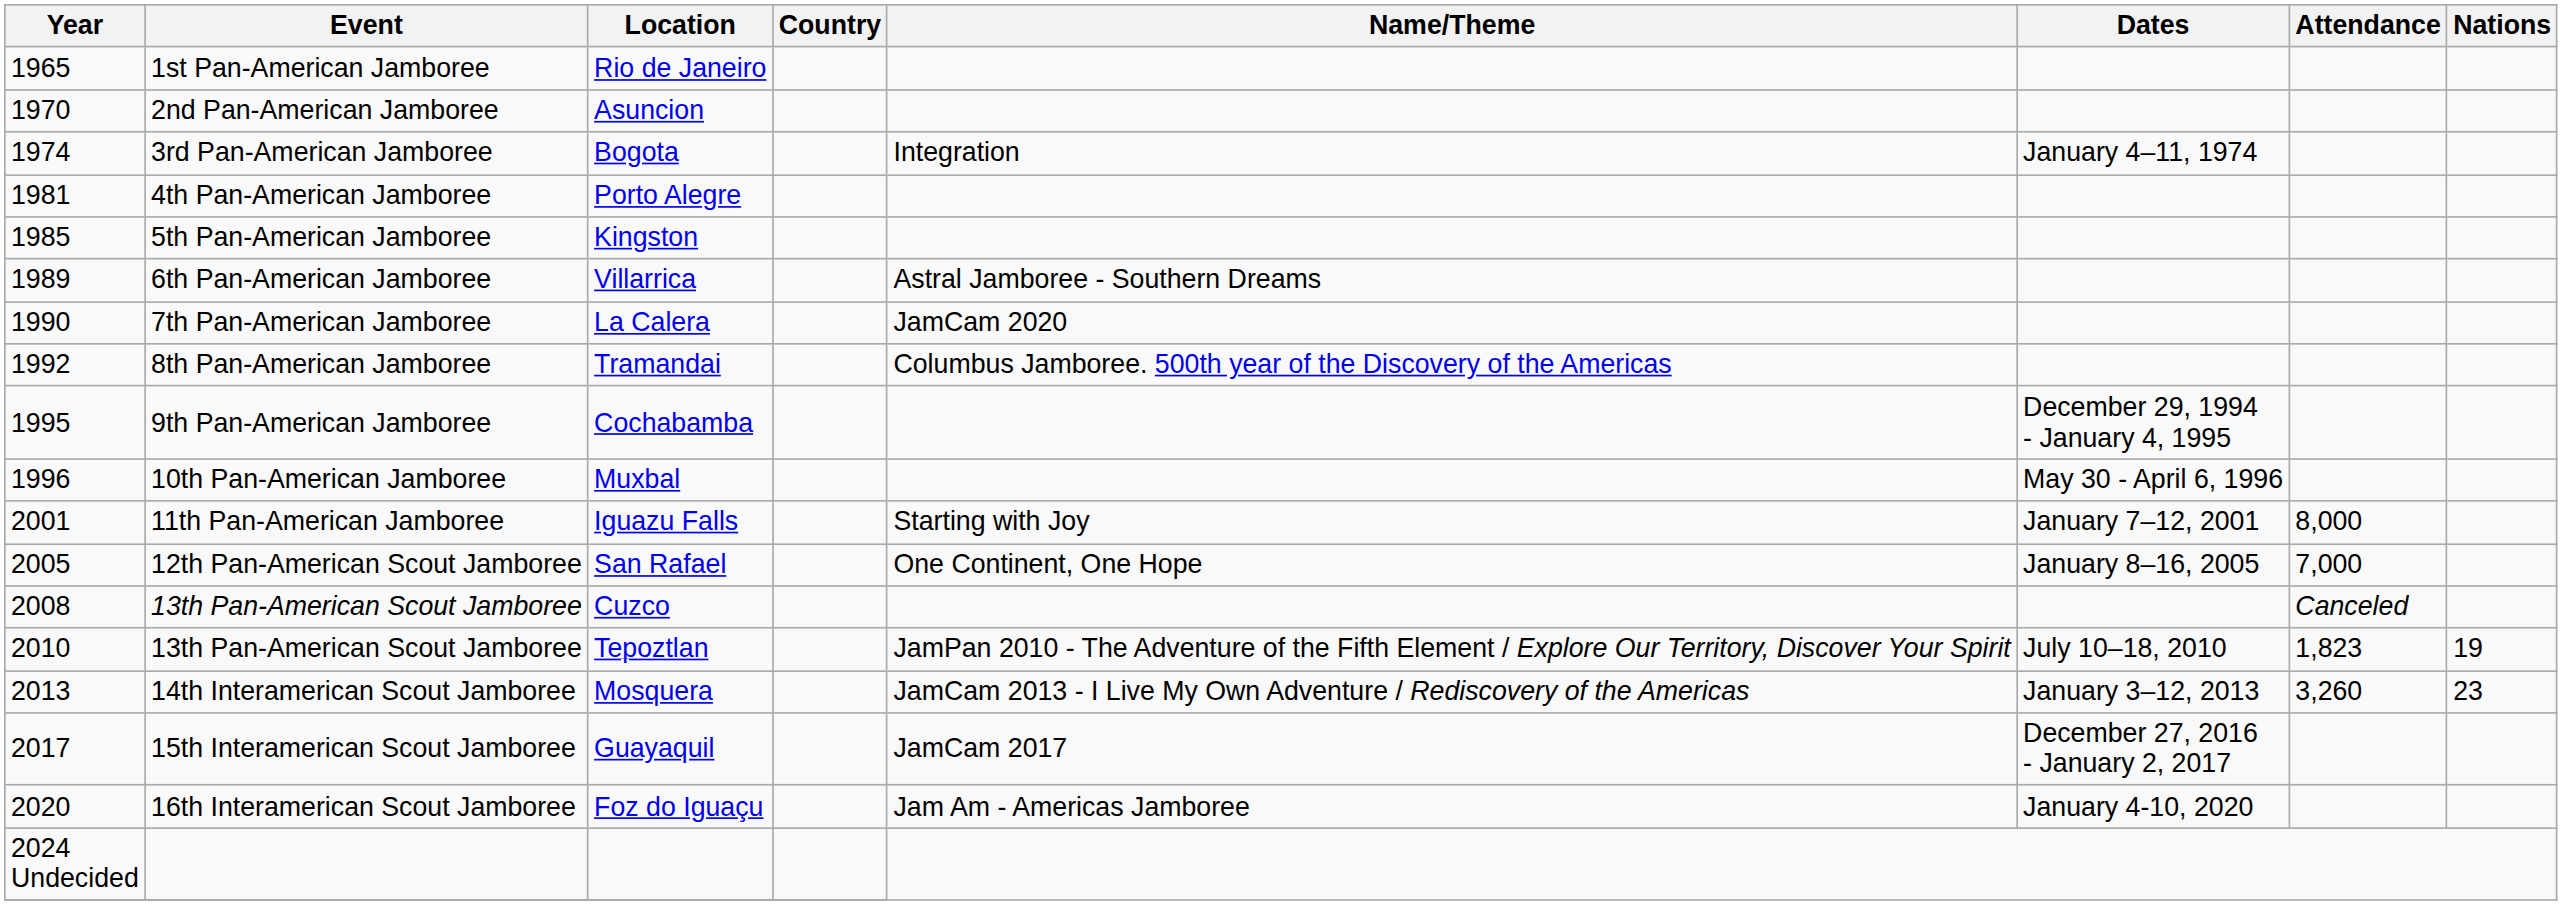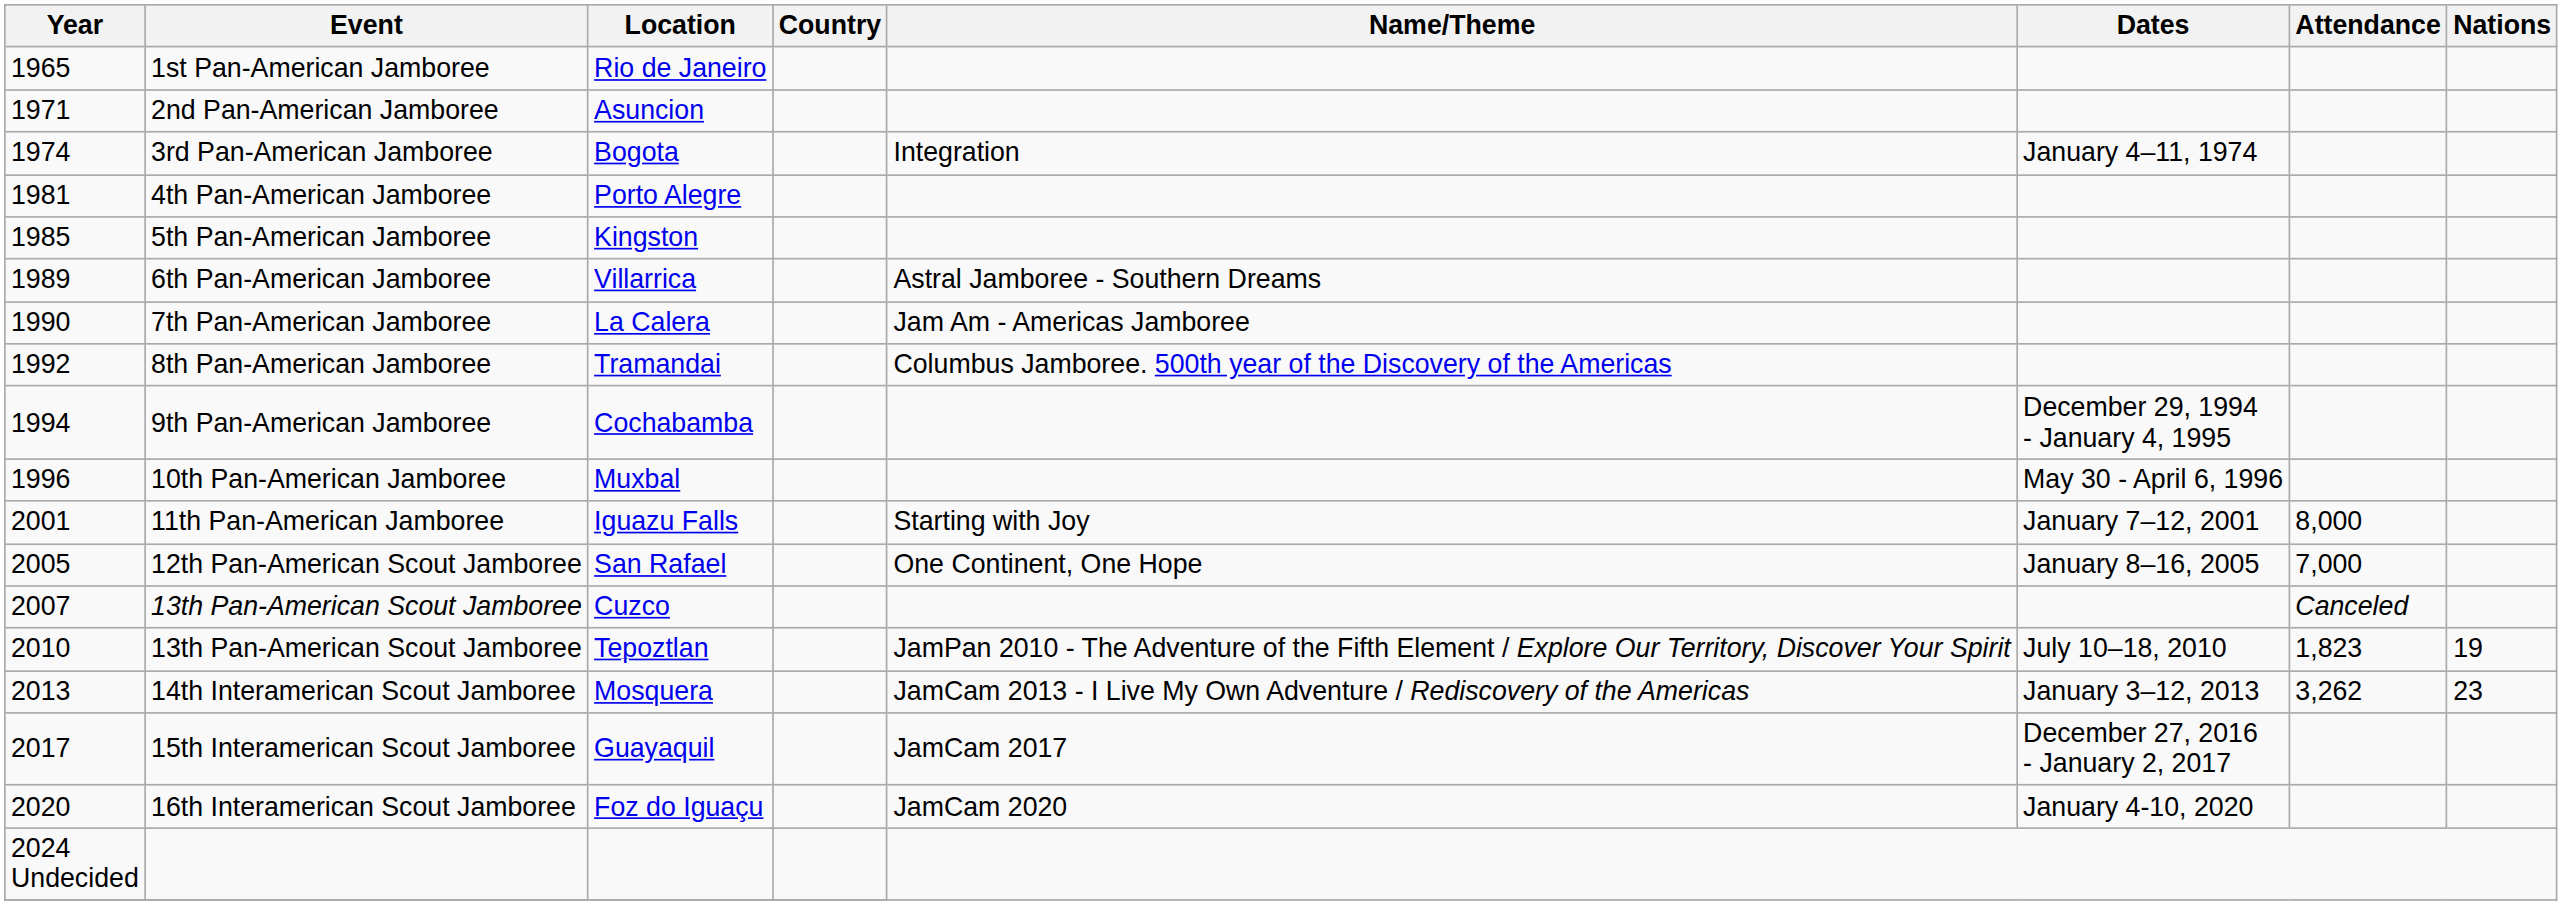(41, 110) 1970 -> (41, 110) 1971
(980, 322) JamCam 2020 -> (1072, 322) Jam Am - Americas Jamboree
(41, 422) 1995 -> (41, 422) 1994
(41, 606) 2008 -> (41, 606) 2007
(2329, 691) 3,260 -> (2329, 691) 3,262
(1072, 806) Jam Am - Americas Jamboree -> (980, 806) JamCam 2020
